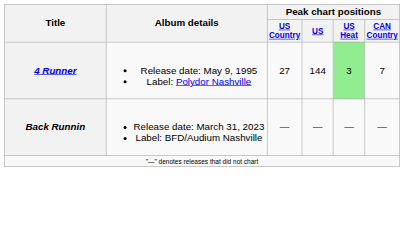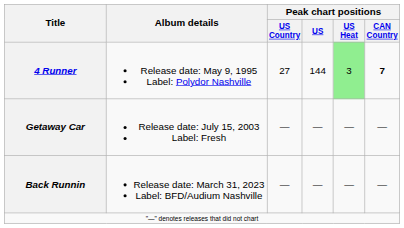(382, 70) normal -> (382, 70) bold
+ row: (55, 127)
